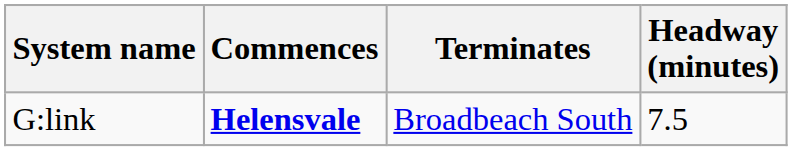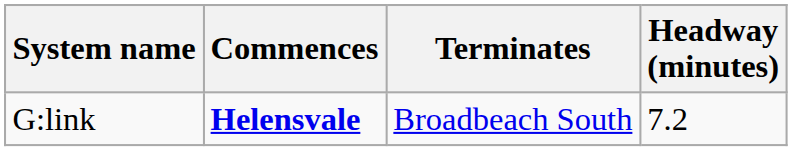(668, 118) 7.5 -> (668, 118) 7.2
